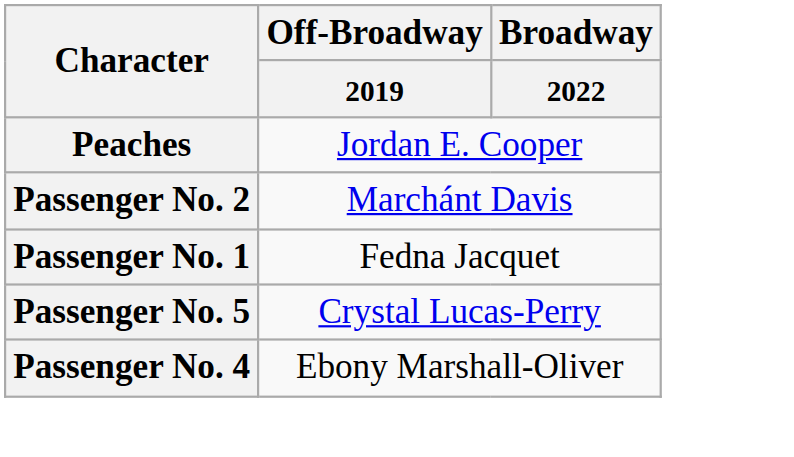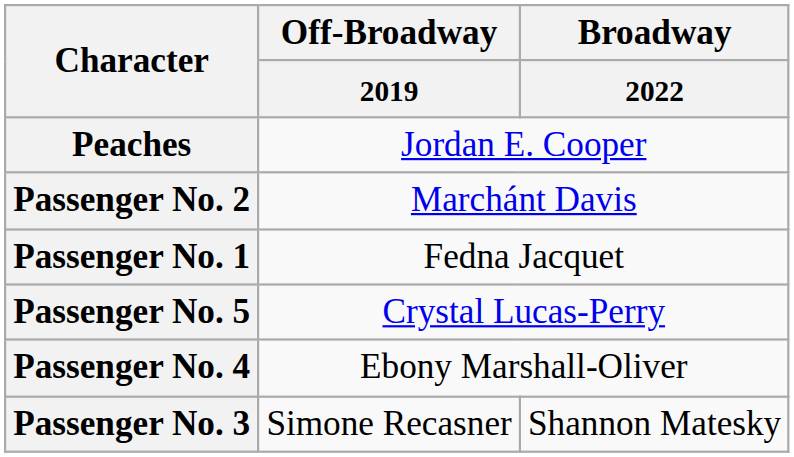+ row: (132, 423)
